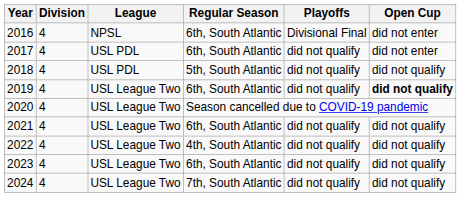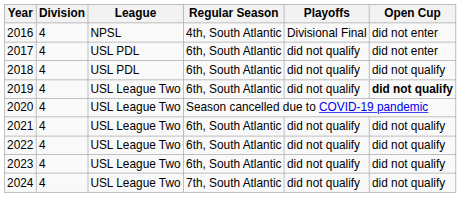(234, 32) 6th, South Atlantic -> (234, 32) 4th, South Atlantic
(234, 70) 5th, South Atlantic -> (234, 70) 6th, South Atlantic
(234, 145) 4th, South Atlantic -> (234, 145) 6th, South Atlantic
